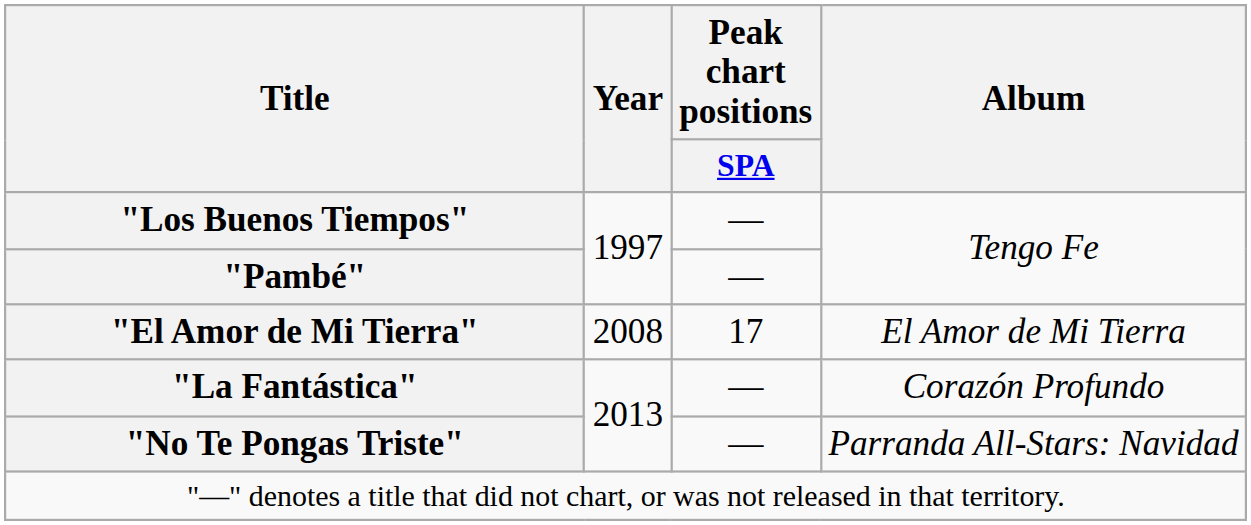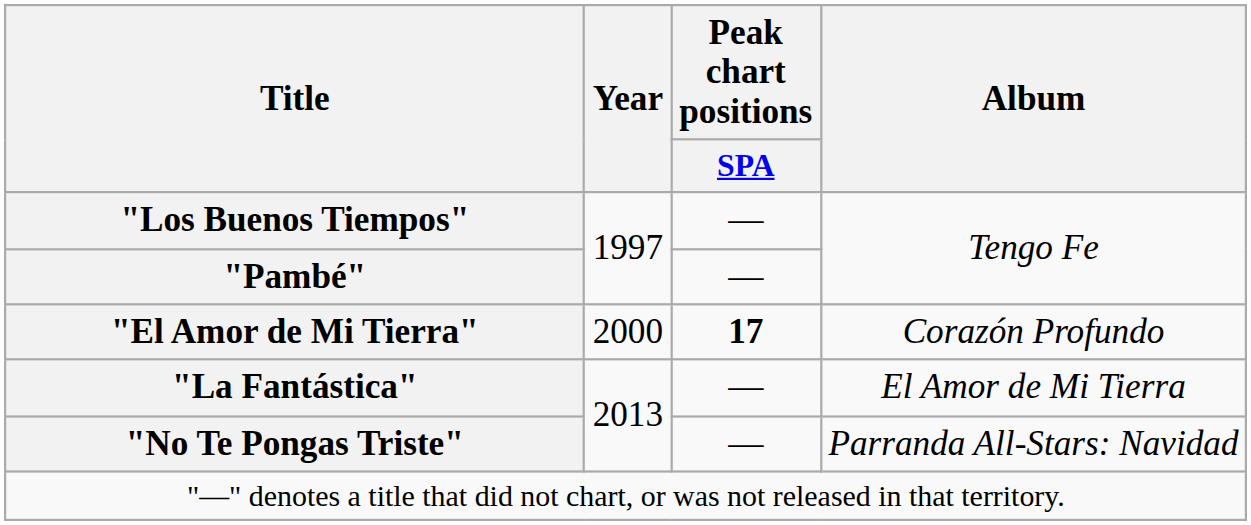(628, 331) 2008 -> (628, 331) 2000
(746, 331) normal -> (746, 331) bold
(1034, 331) El Amor de Mi Tierra -> (1034, 331) Corazón Profundo
(1034, 387) Corazón Profundo -> (1034, 387) El Amor de Mi Tierra
